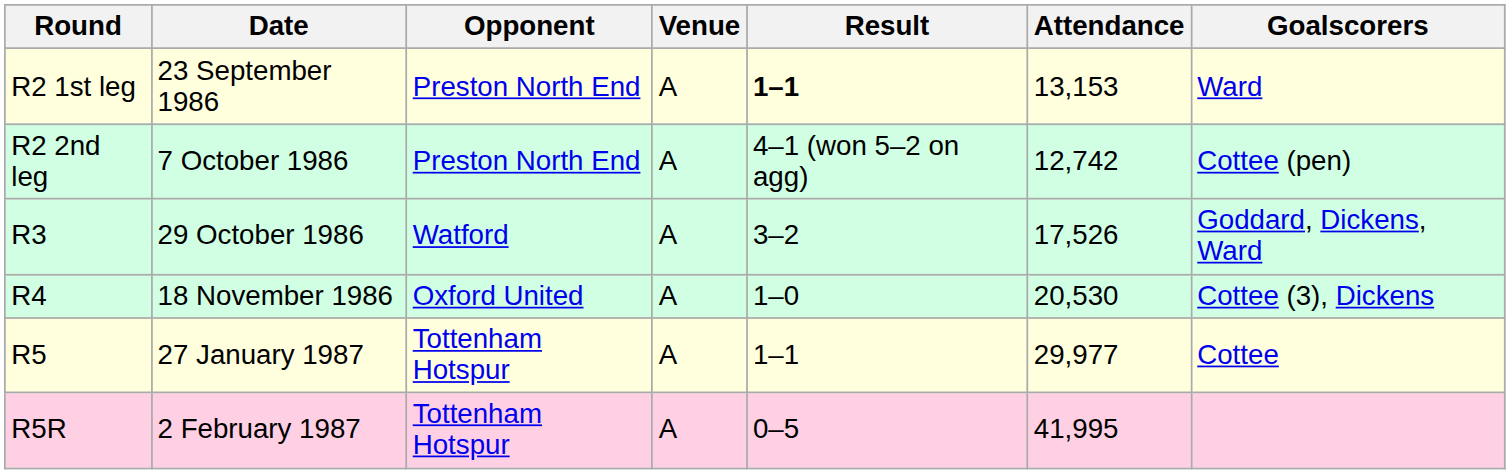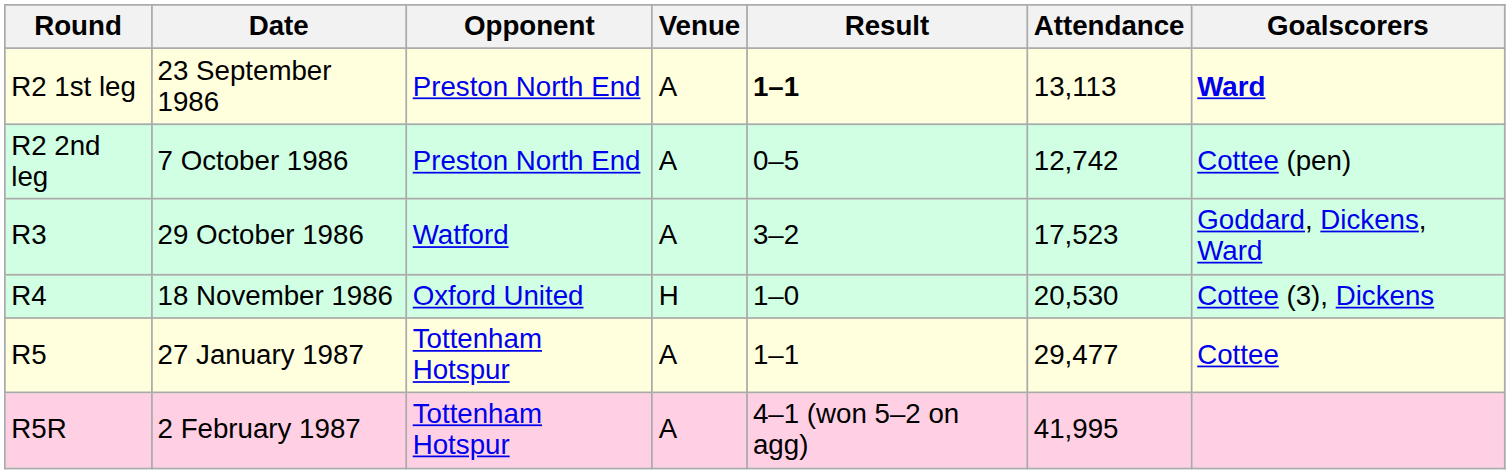(1076, 85) 13,153 -> (1075, 85) 13,113
(1230, 85) normal -> (1231, 85) bold
(856, 160) 4–1 (won 5–2 on agg) -> (776, 160) 0–5
(1076, 235) 17,526 -> (1076, 235) 17,523
(668, 295) A -> (669, 295) H
(1076, 354) 29,977 -> (1076, 354) 29,477
(776, 429) 0–5 -> (856, 429) 4–1 (won 5–2 on agg)
